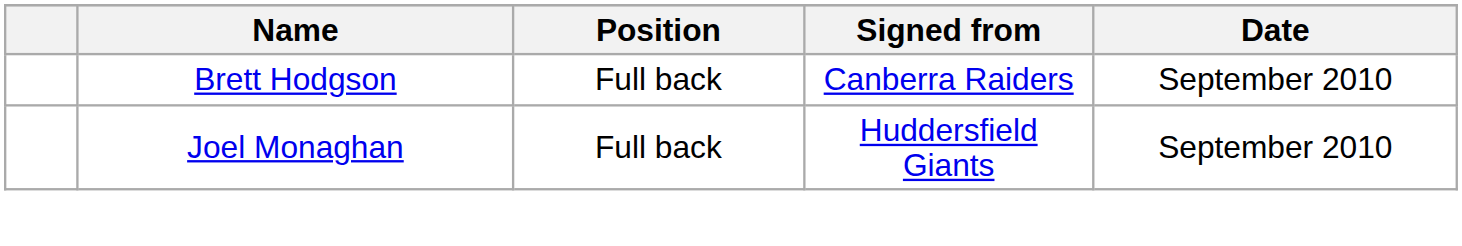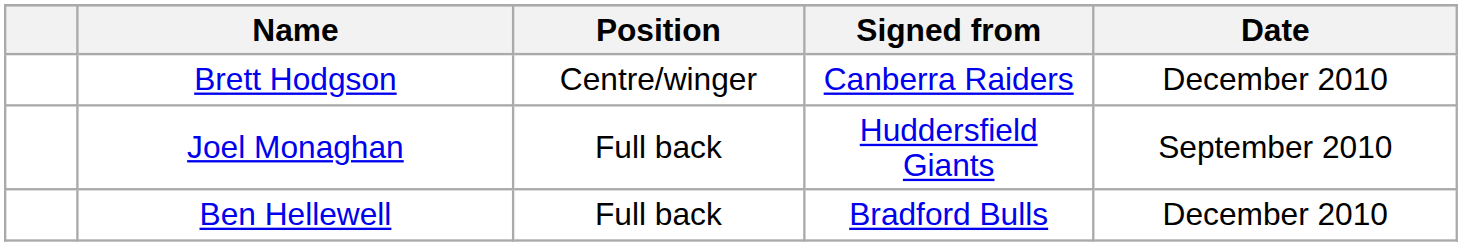(658, 80) Full back -> (658, 80) Centre/winger
(1275, 80) September 2010 -> (1275, 80) December 2010
+ row: (295, 215)
